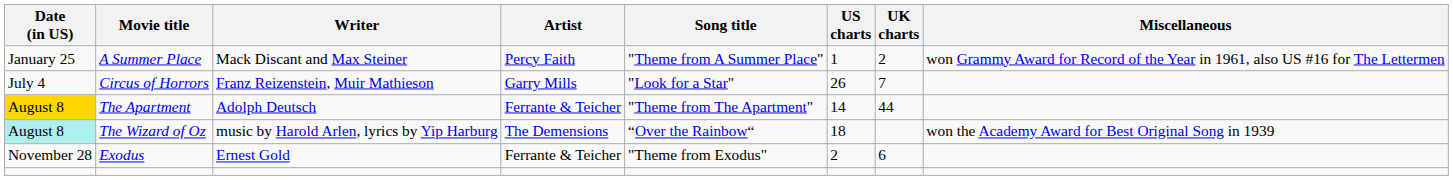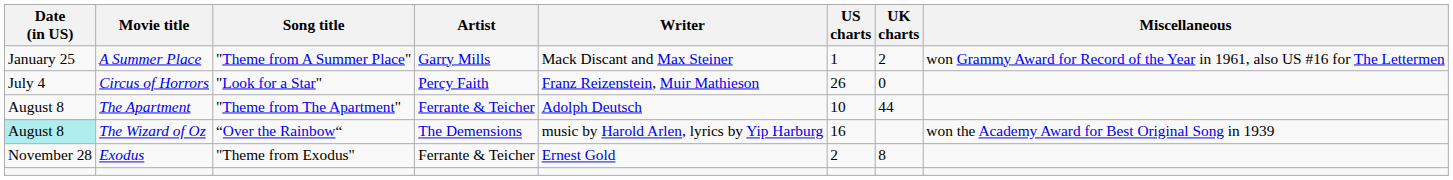columns swapped: (726, 25) <-> (357, 25)
(540, 58) Percy Faith -> (454, 58) Garry Mills
(541, 82) Garry Mills -> (453, 82) Percy Faith
(882, 82) 7 -> (882, 82) 0
(36, 107) gold background -> (36, 107) no background
(838, 107) 14 -> (838, 107) 10
(838, 131) 18 -> (838, 131) 16
(882, 155) 6 -> (882, 155) 8
